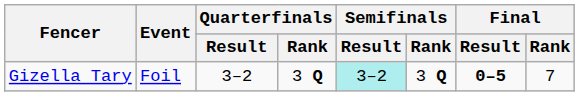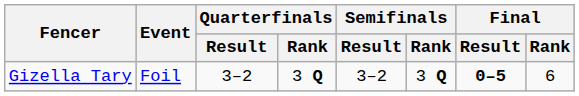(372, 76) paleturquoise background -> (372, 76) no background
(550, 76) 7 -> (550, 76) 6
